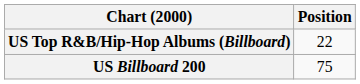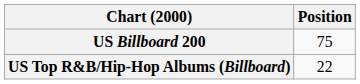rows swapped: (149, 66) <-> (149, 41)
